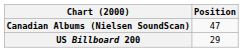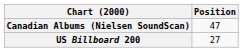(215, 40) 29 -> (215, 40) 27
